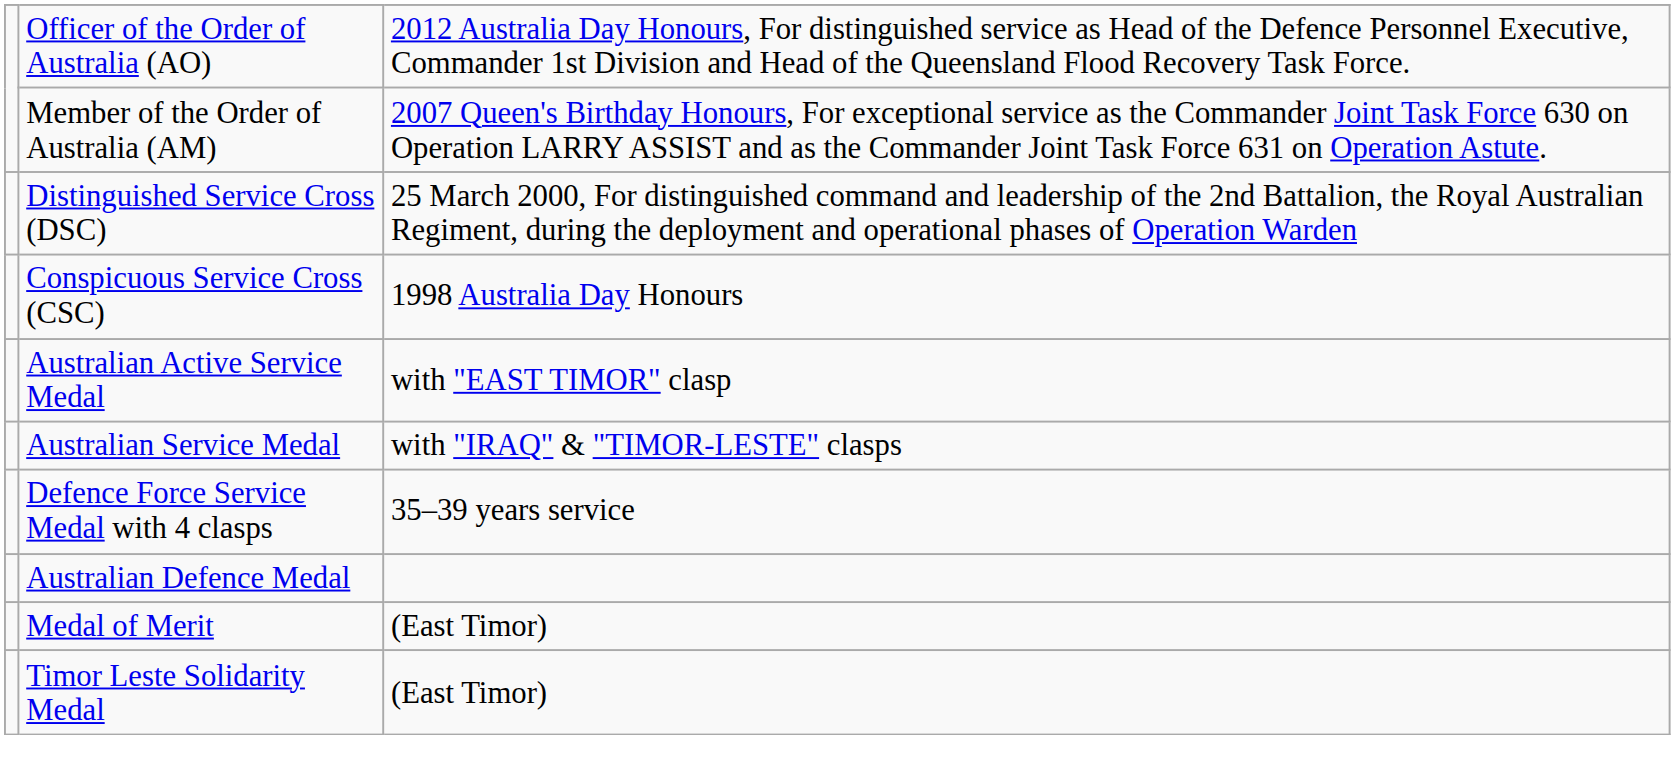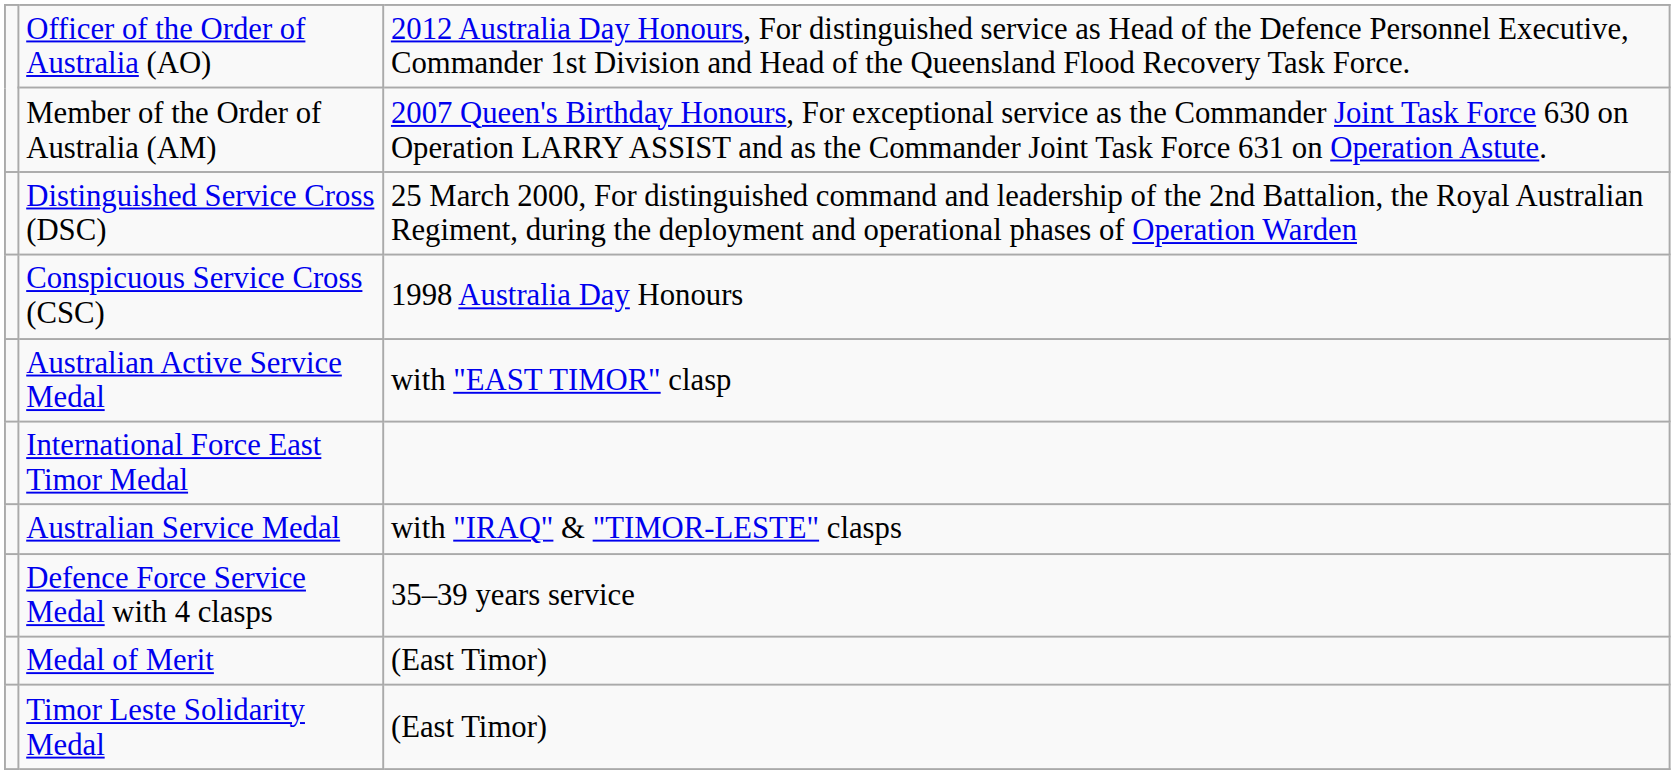+ row: (174, 462)
- row: (188, 577)
